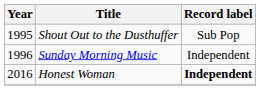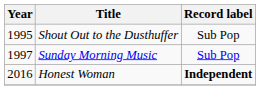(20, 54) 1996 -> (20, 54) 1997
(218, 54) Independent -> (218, 54) Sub Pop
